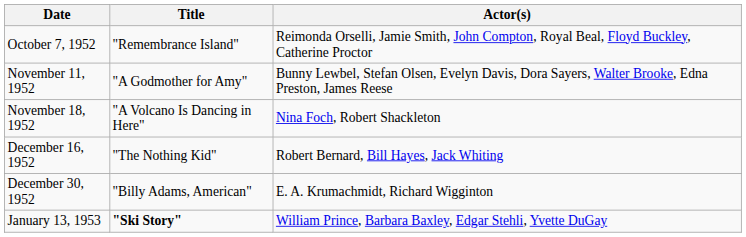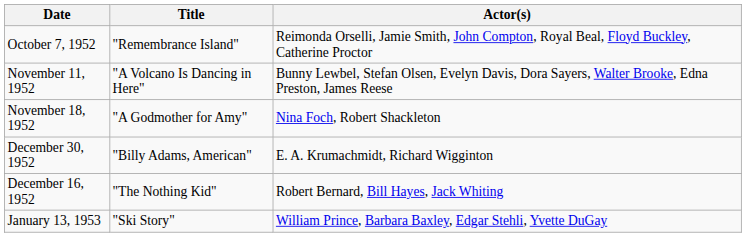(180, 81) "A Godmother for Amy" -> (182, 81) "A Volcano Is Dancing in Here"
(182, 118) "A Volcano Is Dancing in Here" -> (180, 118) "A Godmother for Amy"
rows swapped: (46, 155) <-> (46, 191)
(147, 221) bold -> (144, 221) normal
